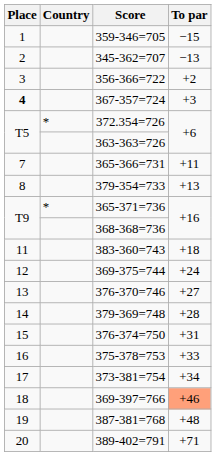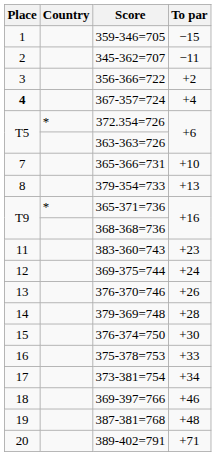(189, 57) −13 -> (189, 57) −11
(189, 100) +3 -> (189, 100) +4
(189, 164) +11 -> (189, 164) +10
(189, 249) +18 -> (189, 249) +23
(189, 292) +27 -> (189, 292) +26
(189, 334) +31 -> (189, 334) +30
(189, 398) lightsalmon background -> (189, 398) no background
